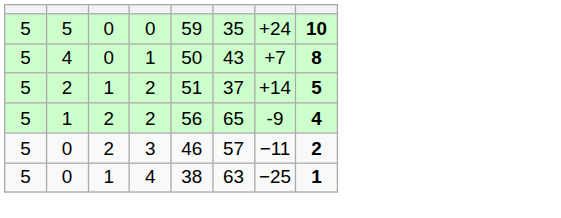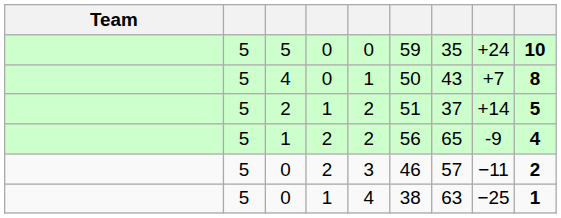+ column: (114, 20)
